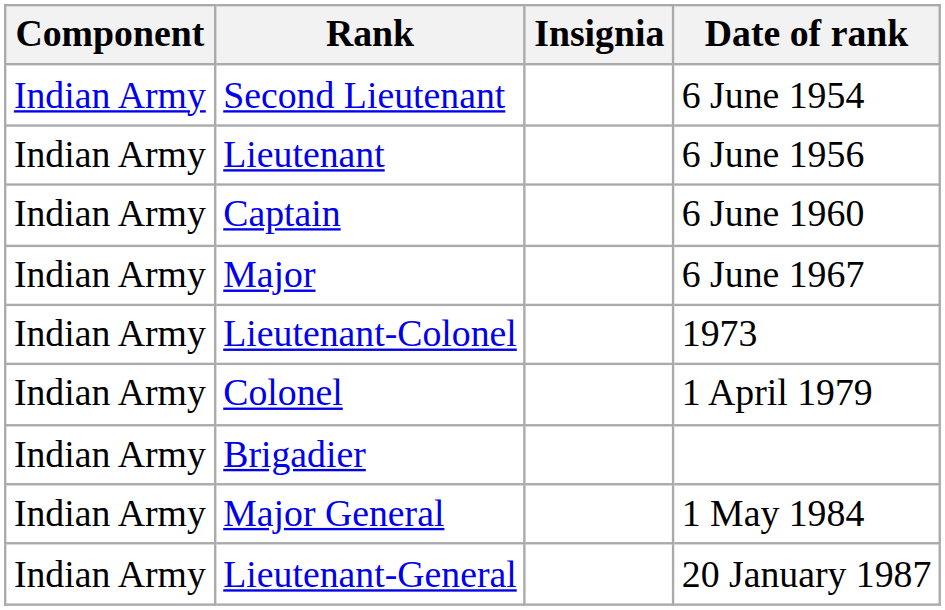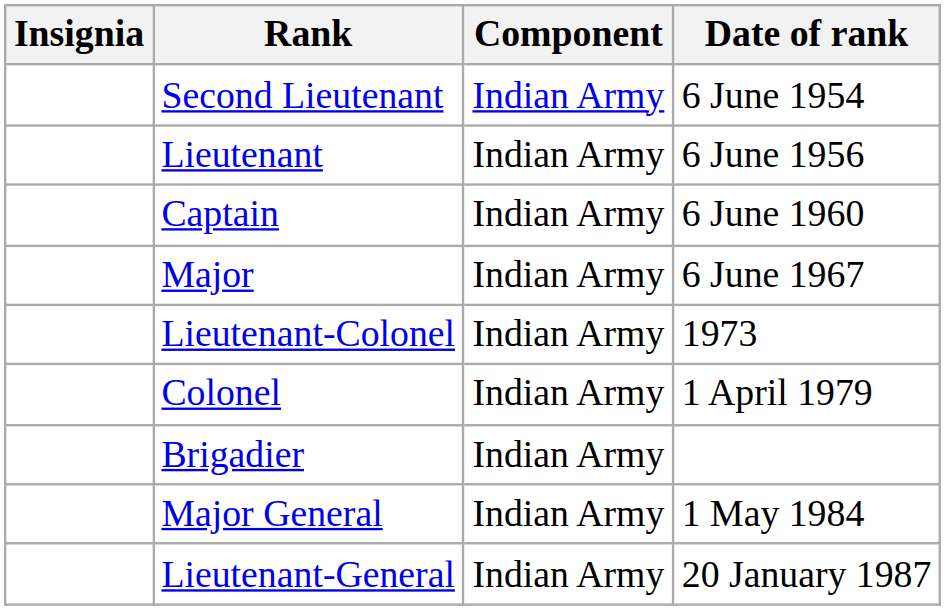columns swapped: (599, 34) <-> (110, 34)
